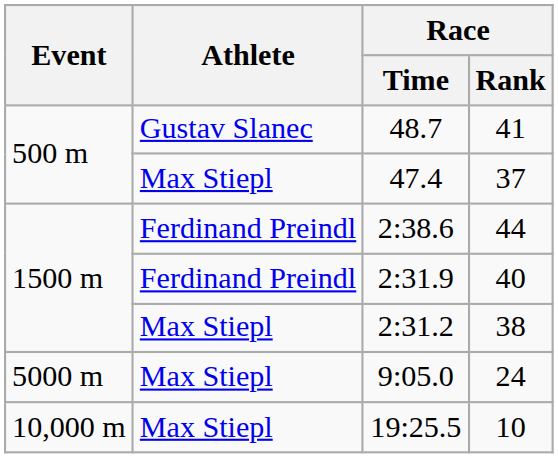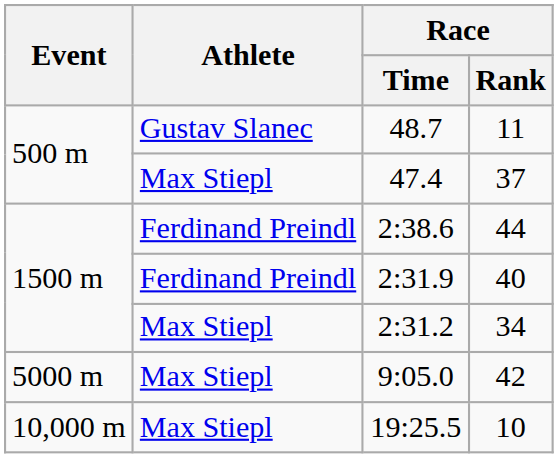(511, 128) 41 -> (511, 128) 11
(511, 327) 38 -> (511, 327) 34
(511, 377) 24 -> (511, 377) 42
